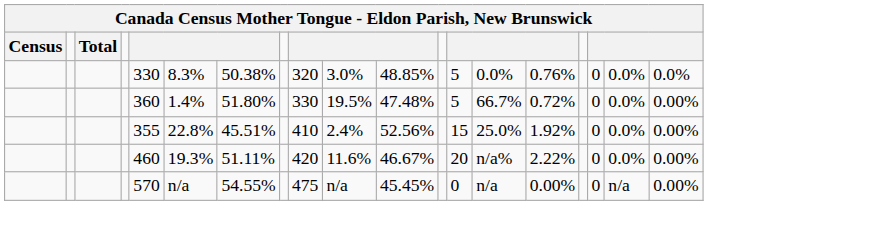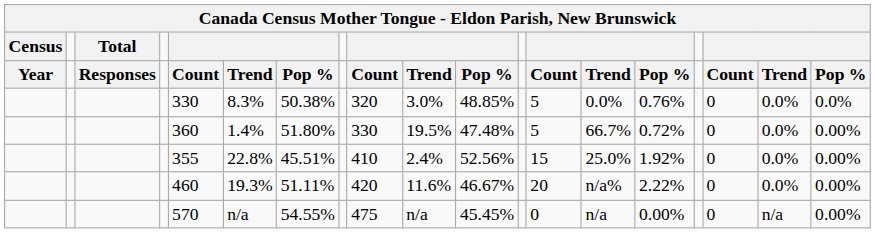+ row: (35, 74)
